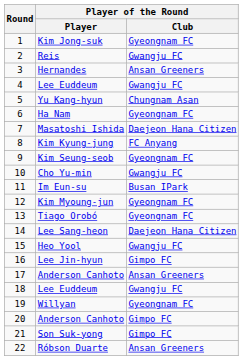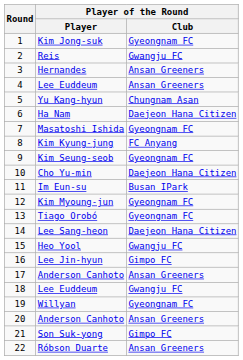(155, 85) Gwangju FC -> (166, 85) Ansan Greeners
(161, 114) Gyeongnam FC -> (182, 114) Daejeon Hana Citizen
(182, 129) Daejeon Hana Citizen -> (161, 129) Gyeongnam FC
(155, 172) Gwangju FC -> (182, 172) Daejeon Hana Citizen
(150, 319) Gimpo FC -> (166, 319) Ansan Greeners
